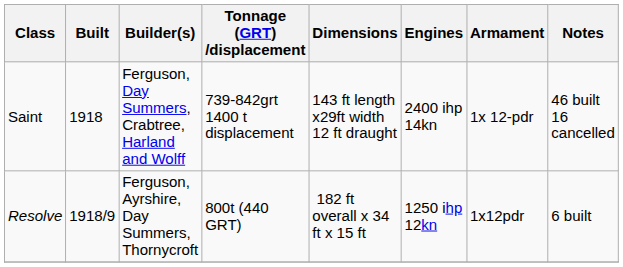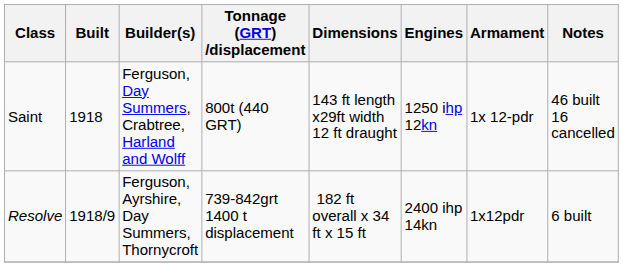(249, 116) 739-842grt 1400 t displacement -> (237, 116) 800t (440 GRT)
(433, 116) 2400 ihp 14kn -> (433, 116) 1250 ihp 12kn
(237, 216) 800t (440 GRT) -> (249, 216) 739-842grt 1400 t displacement
(433, 216) 1250 ihp 12kn -> (433, 216) 2400 ihp 14kn
